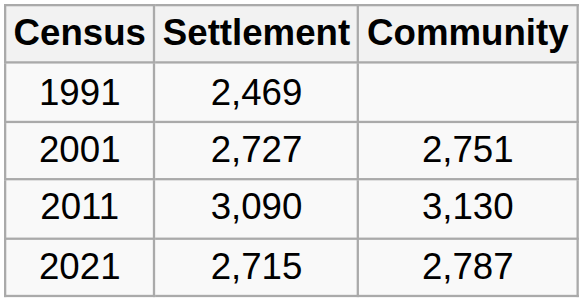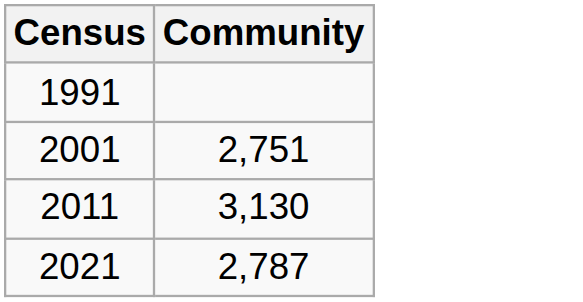- column: (256, 33)
